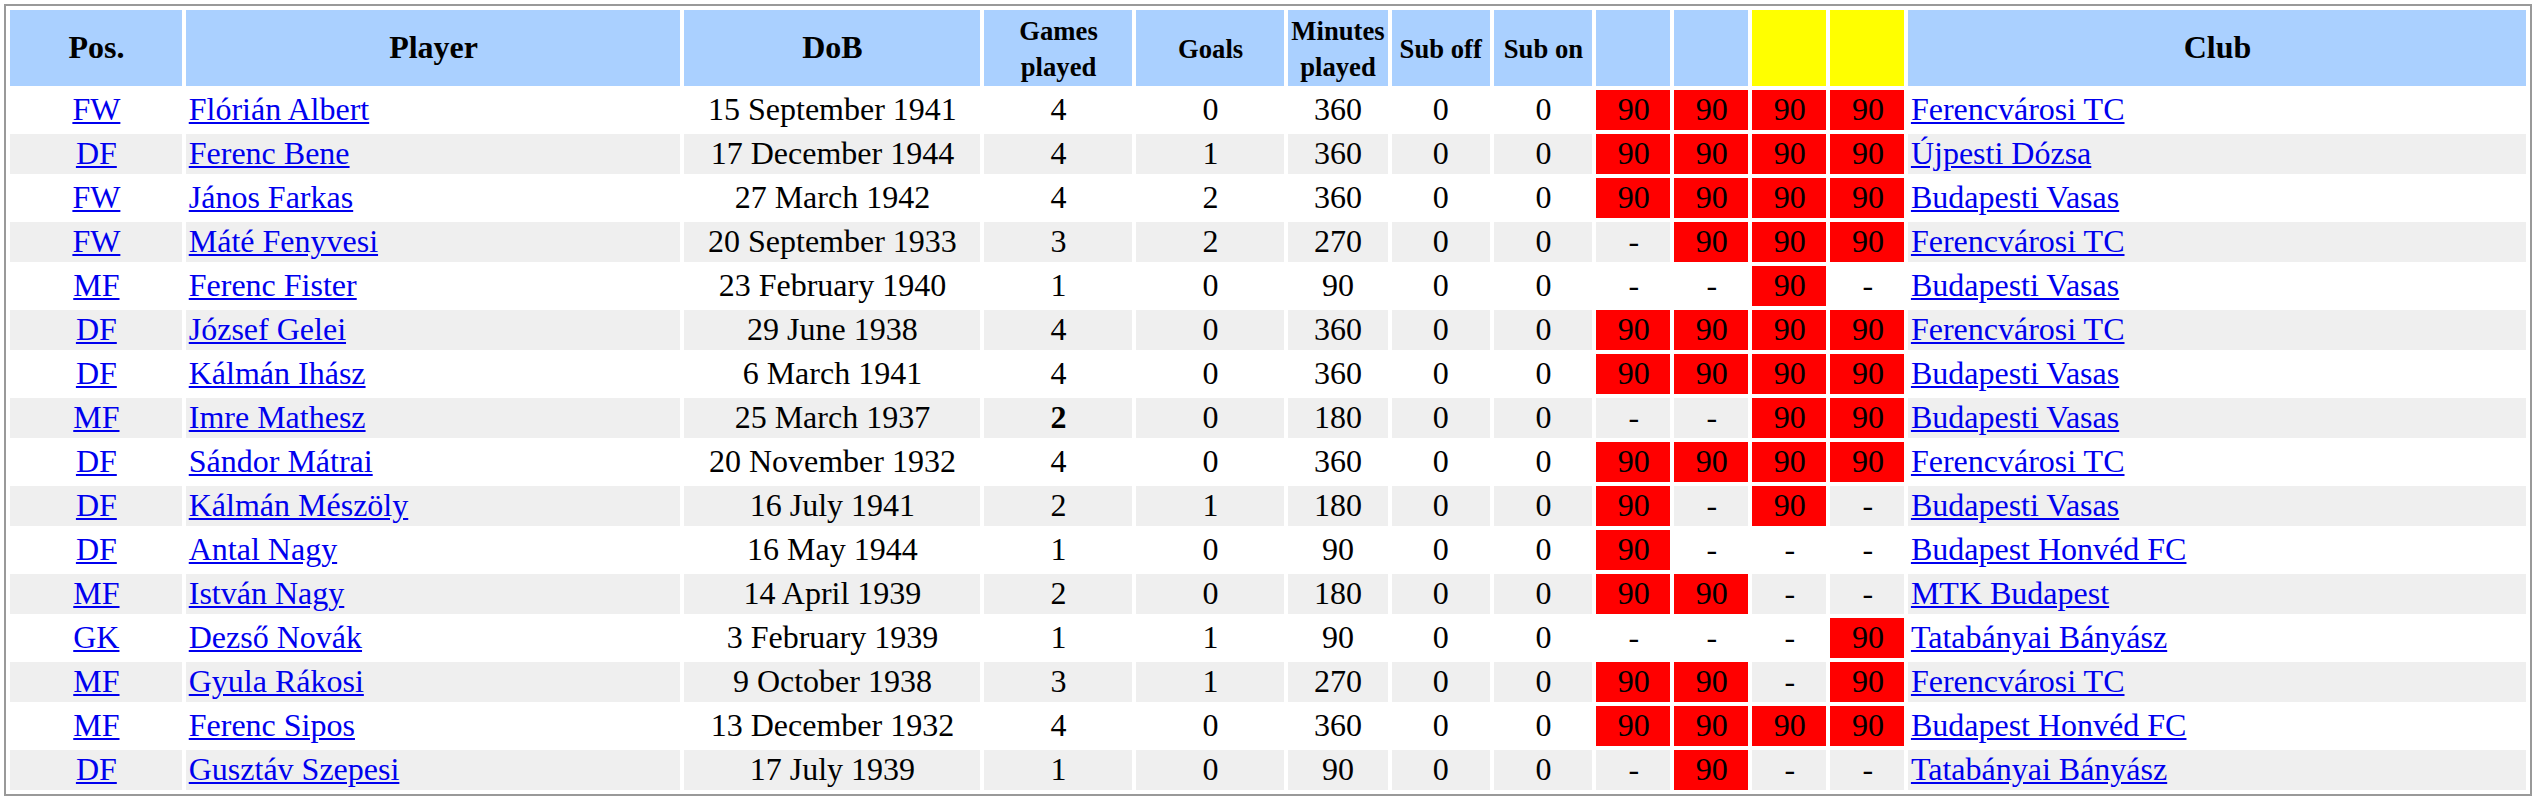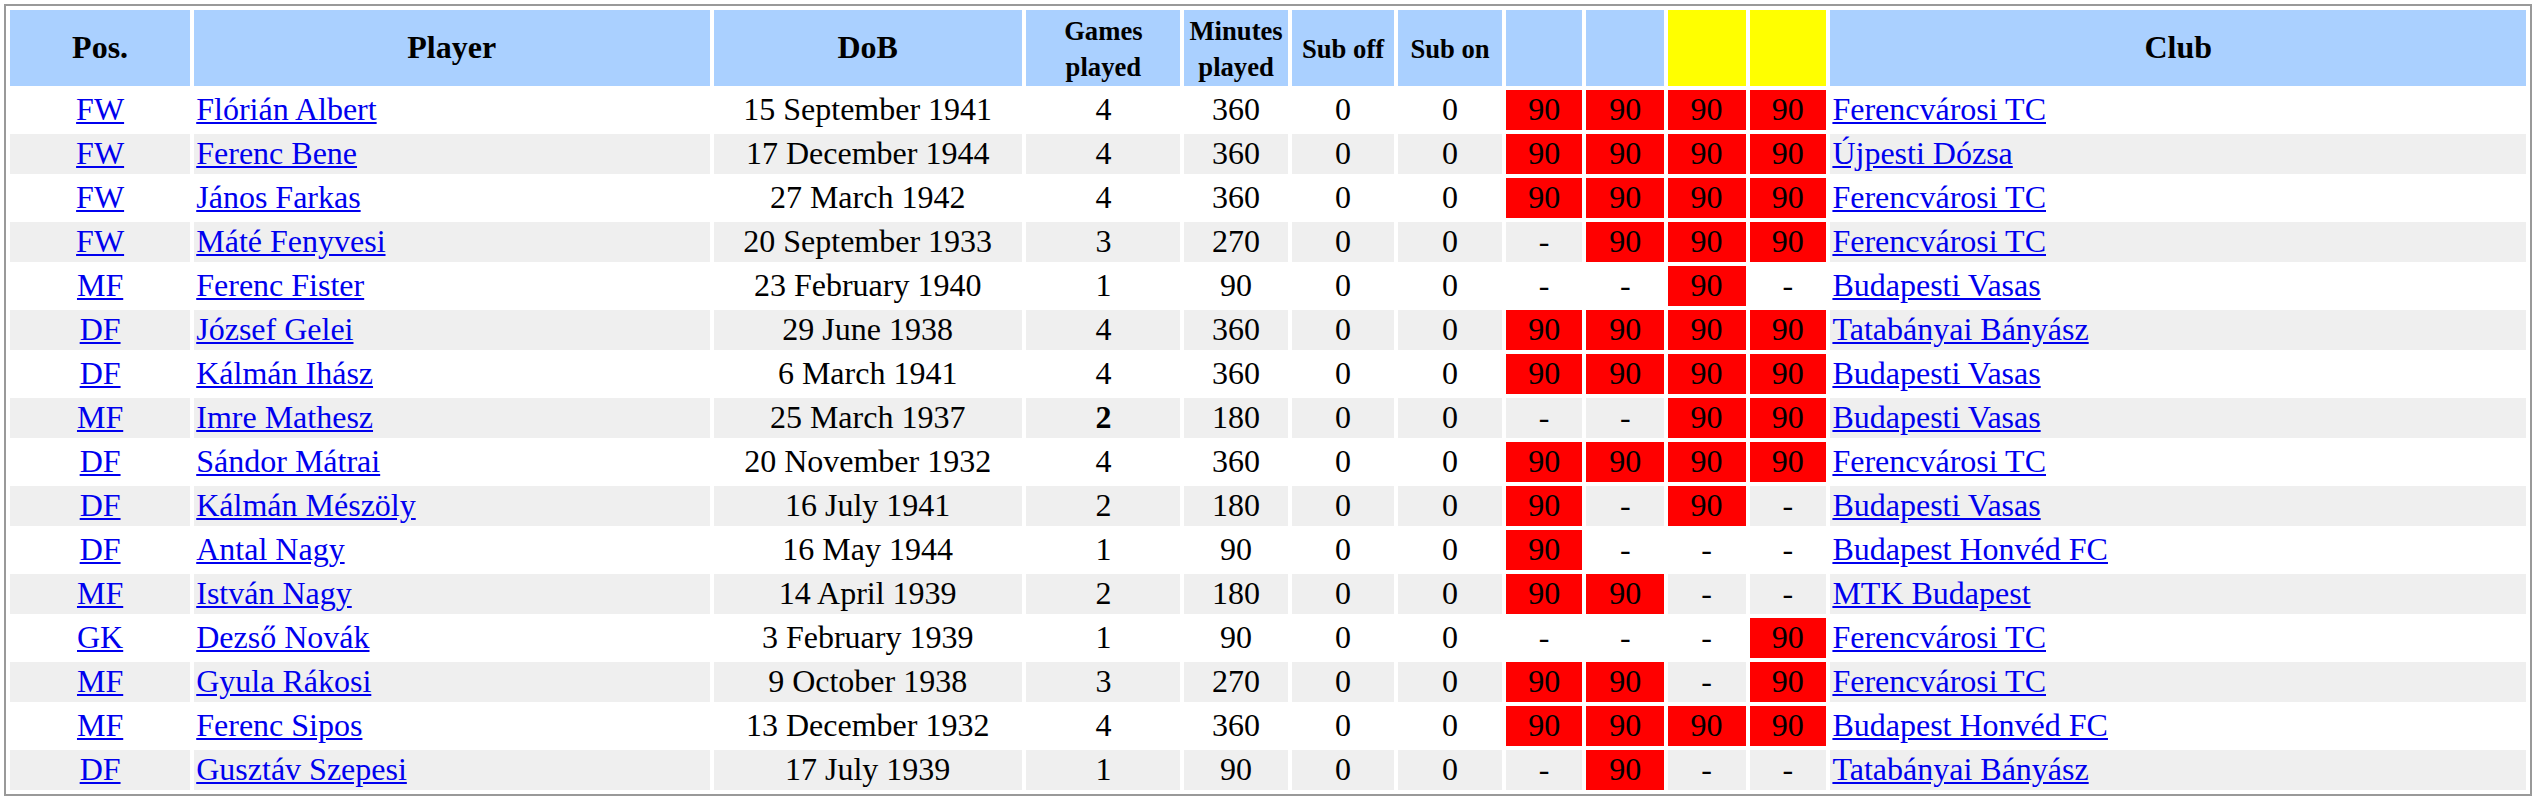- column: (1211, 49)
(96, 153) DF -> (100, 153) FW
(2015, 197) Budapesti Vasas -> (1939, 197) Ferencvárosi TC
(2018, 329) Ferencvárosi TC -> (1961, 329) Tatabányai Bányász
(2039, 637) Tatabányai Bányász -> (1939, 637) Ferencvárosi TC
